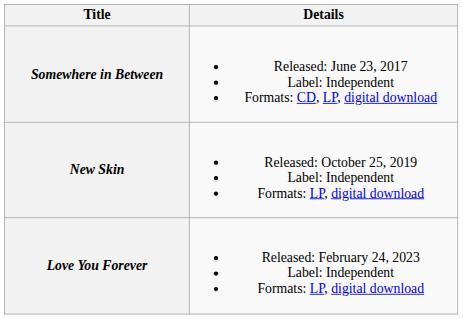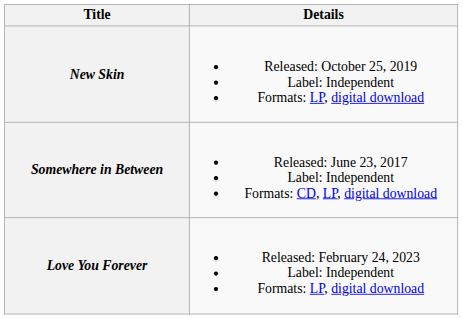rows swapped: (97, 74) <-> (97, 169)
